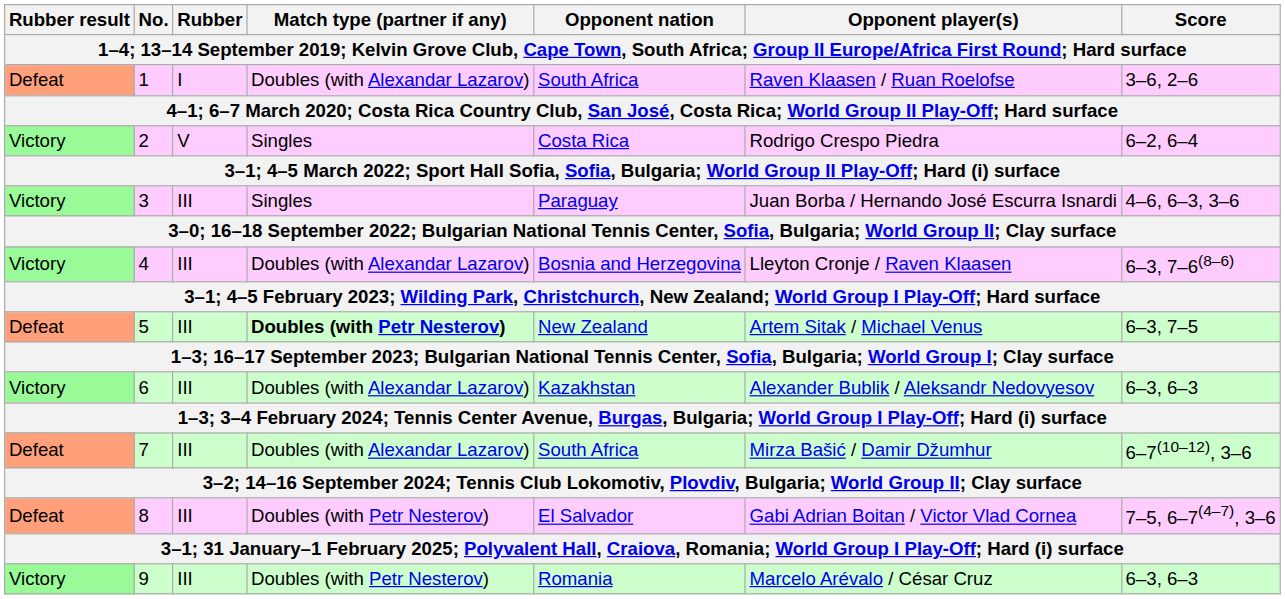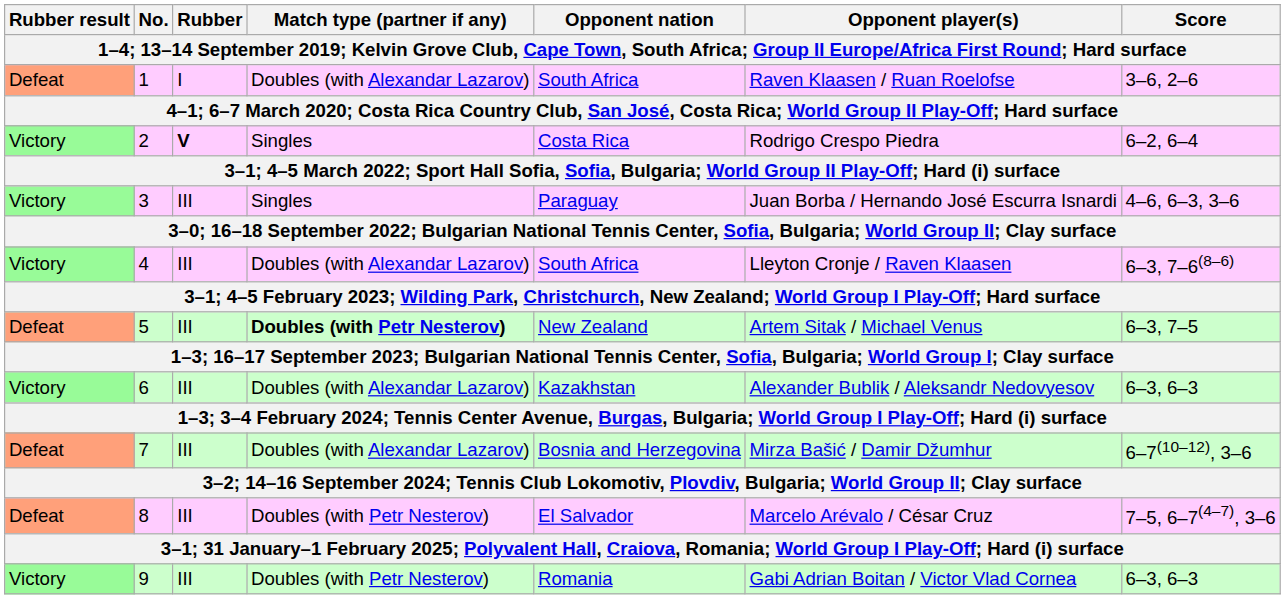(183, 140) normal -> (183, 140) bold
(639, 263) Bosnia and Herzegovina -> (588, 263) South Africa
(588, 449) South Africa -> (639, 449) Bosnia and Herzegovina
(913, 515) Gabi Adrian Boitan / Victor Vlad Cornea -> (871, 515) Marcelo Arévalo / César Cruz
(871, 578) Marcelo Arévalo / César Cruz -> (913, 578) Gabi Adrian Boitan / Victor Vlad Cornea
